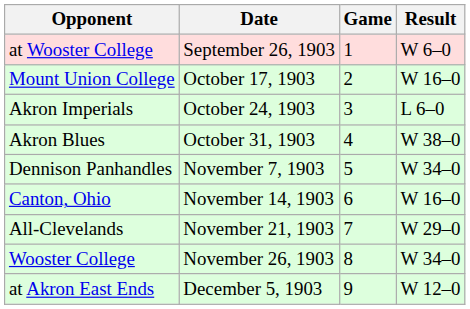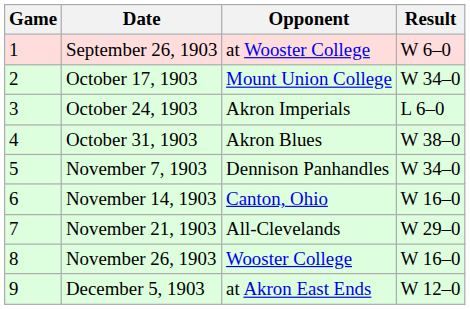columns swapped: (368, 19) <-> (92, 19)
(431, 79) W 16–0 -> (431, 79) W 34–0
(431, 259) W 34–0 -> (431, 259) W 16–0
